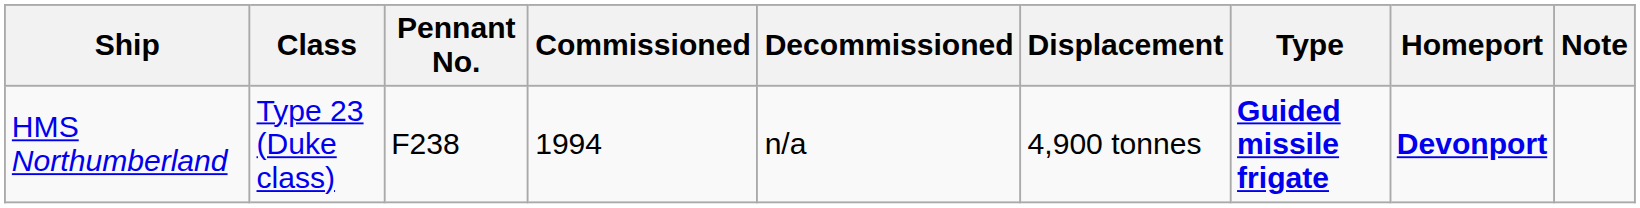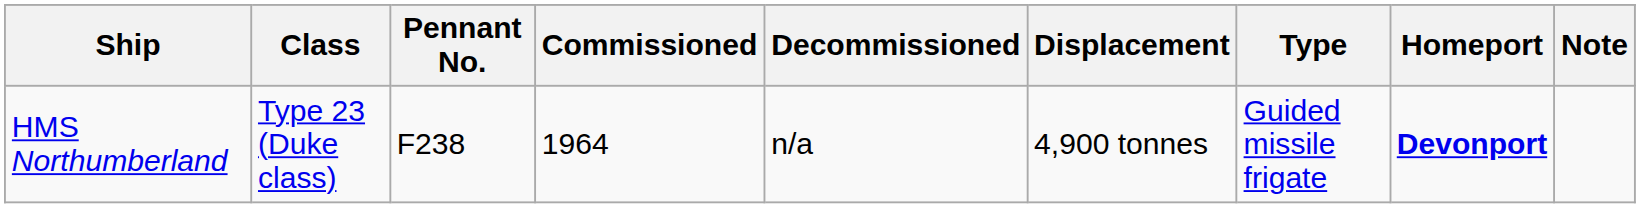(569, 143) 1994 -> (575, 143) 1964
(1289, 143) bold -> (1292, 143) normal
